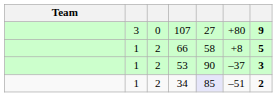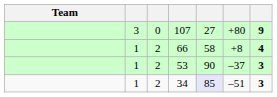(261, 48) 5 -> (261, 48) 4
(261, 83) 2 -> (261, 83) 3
